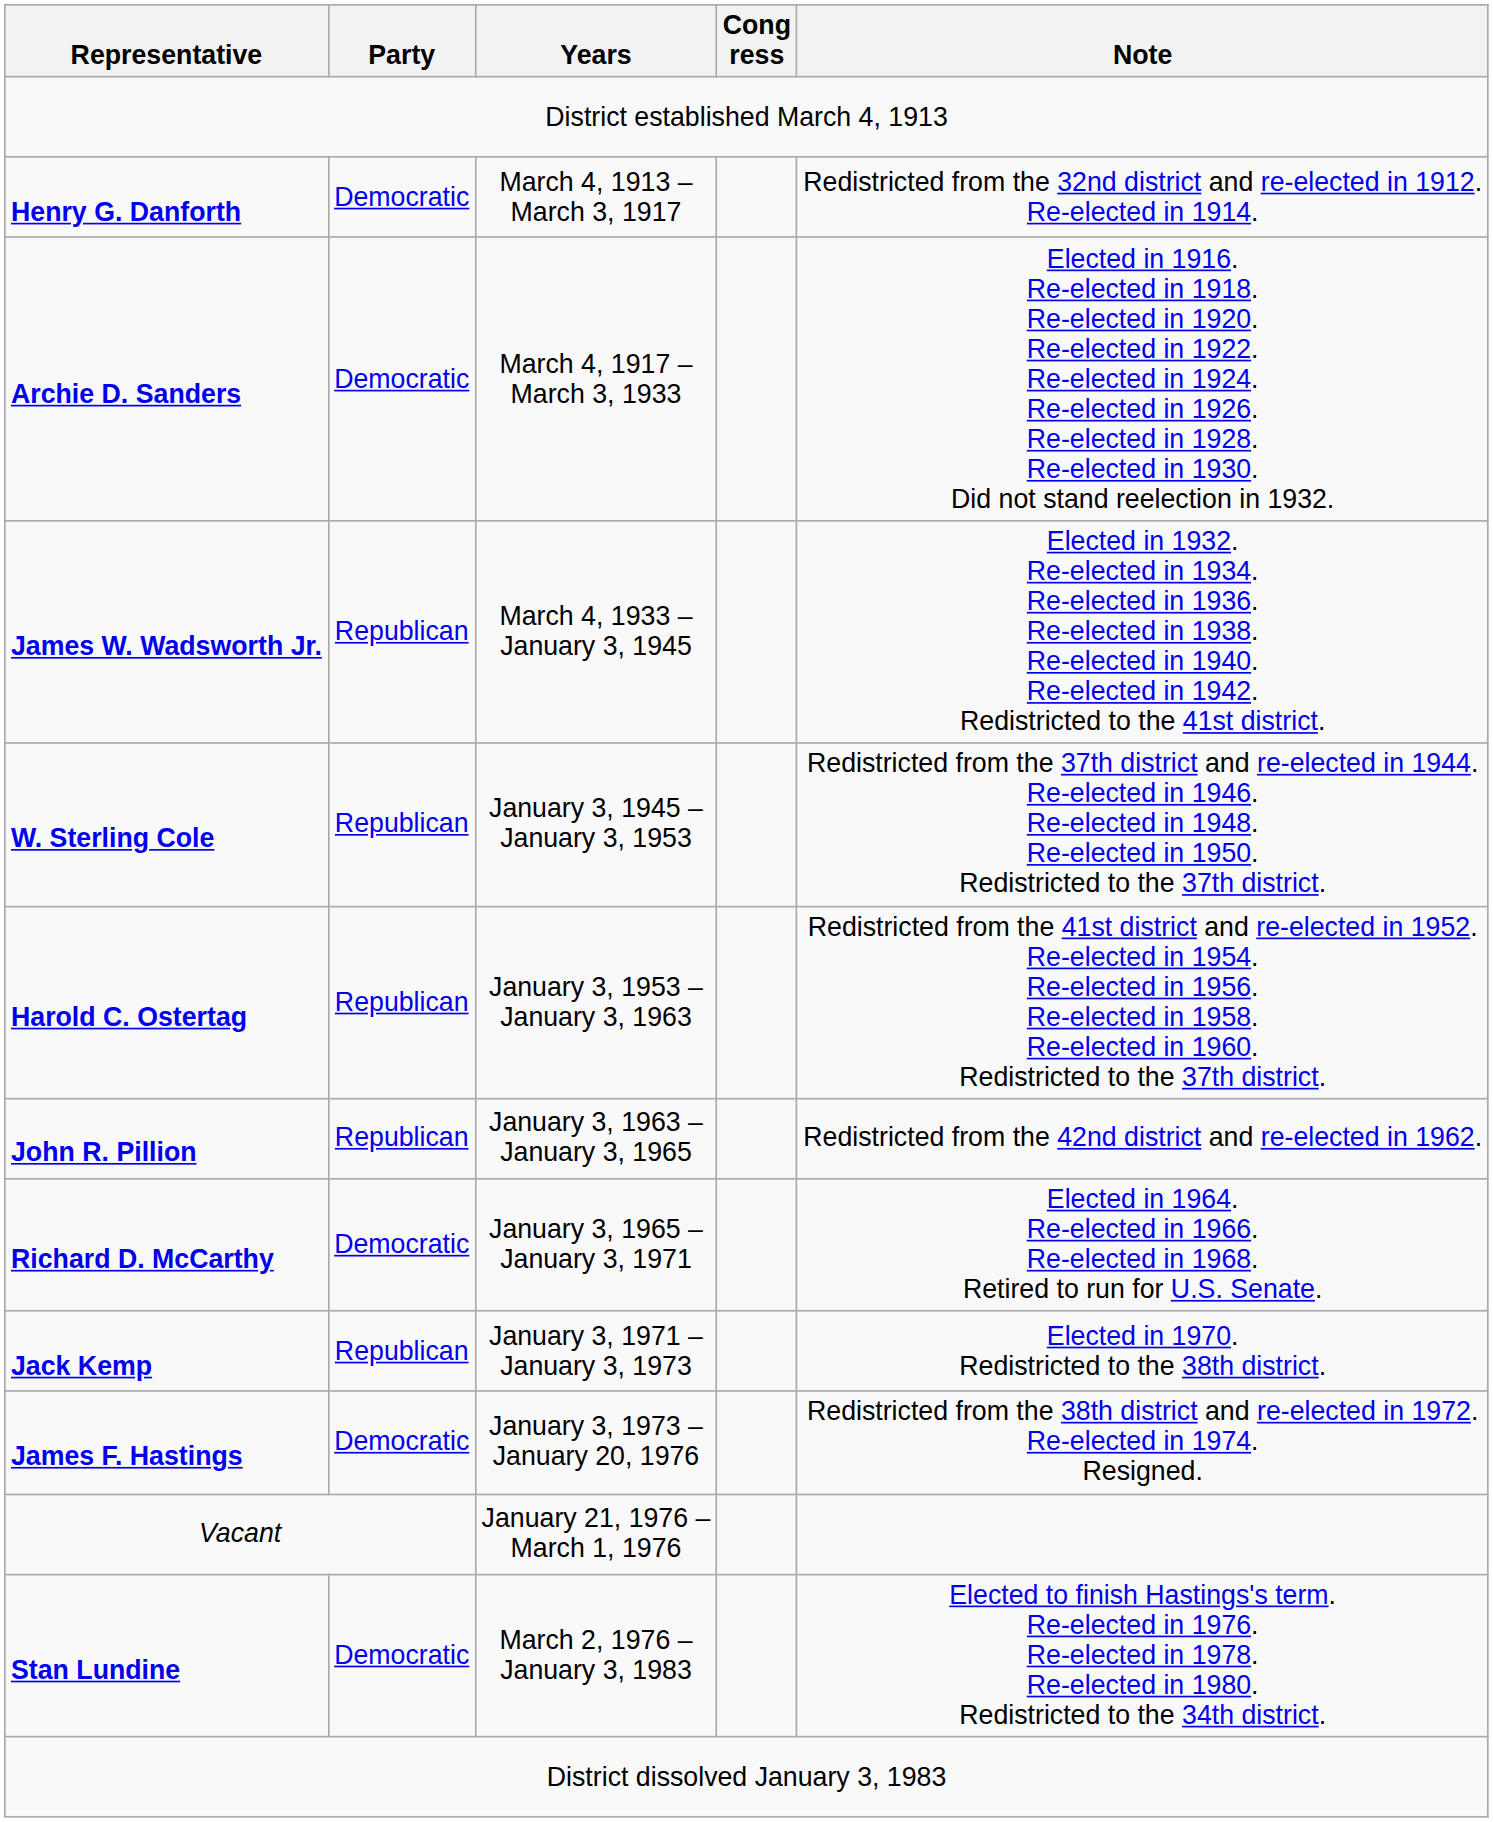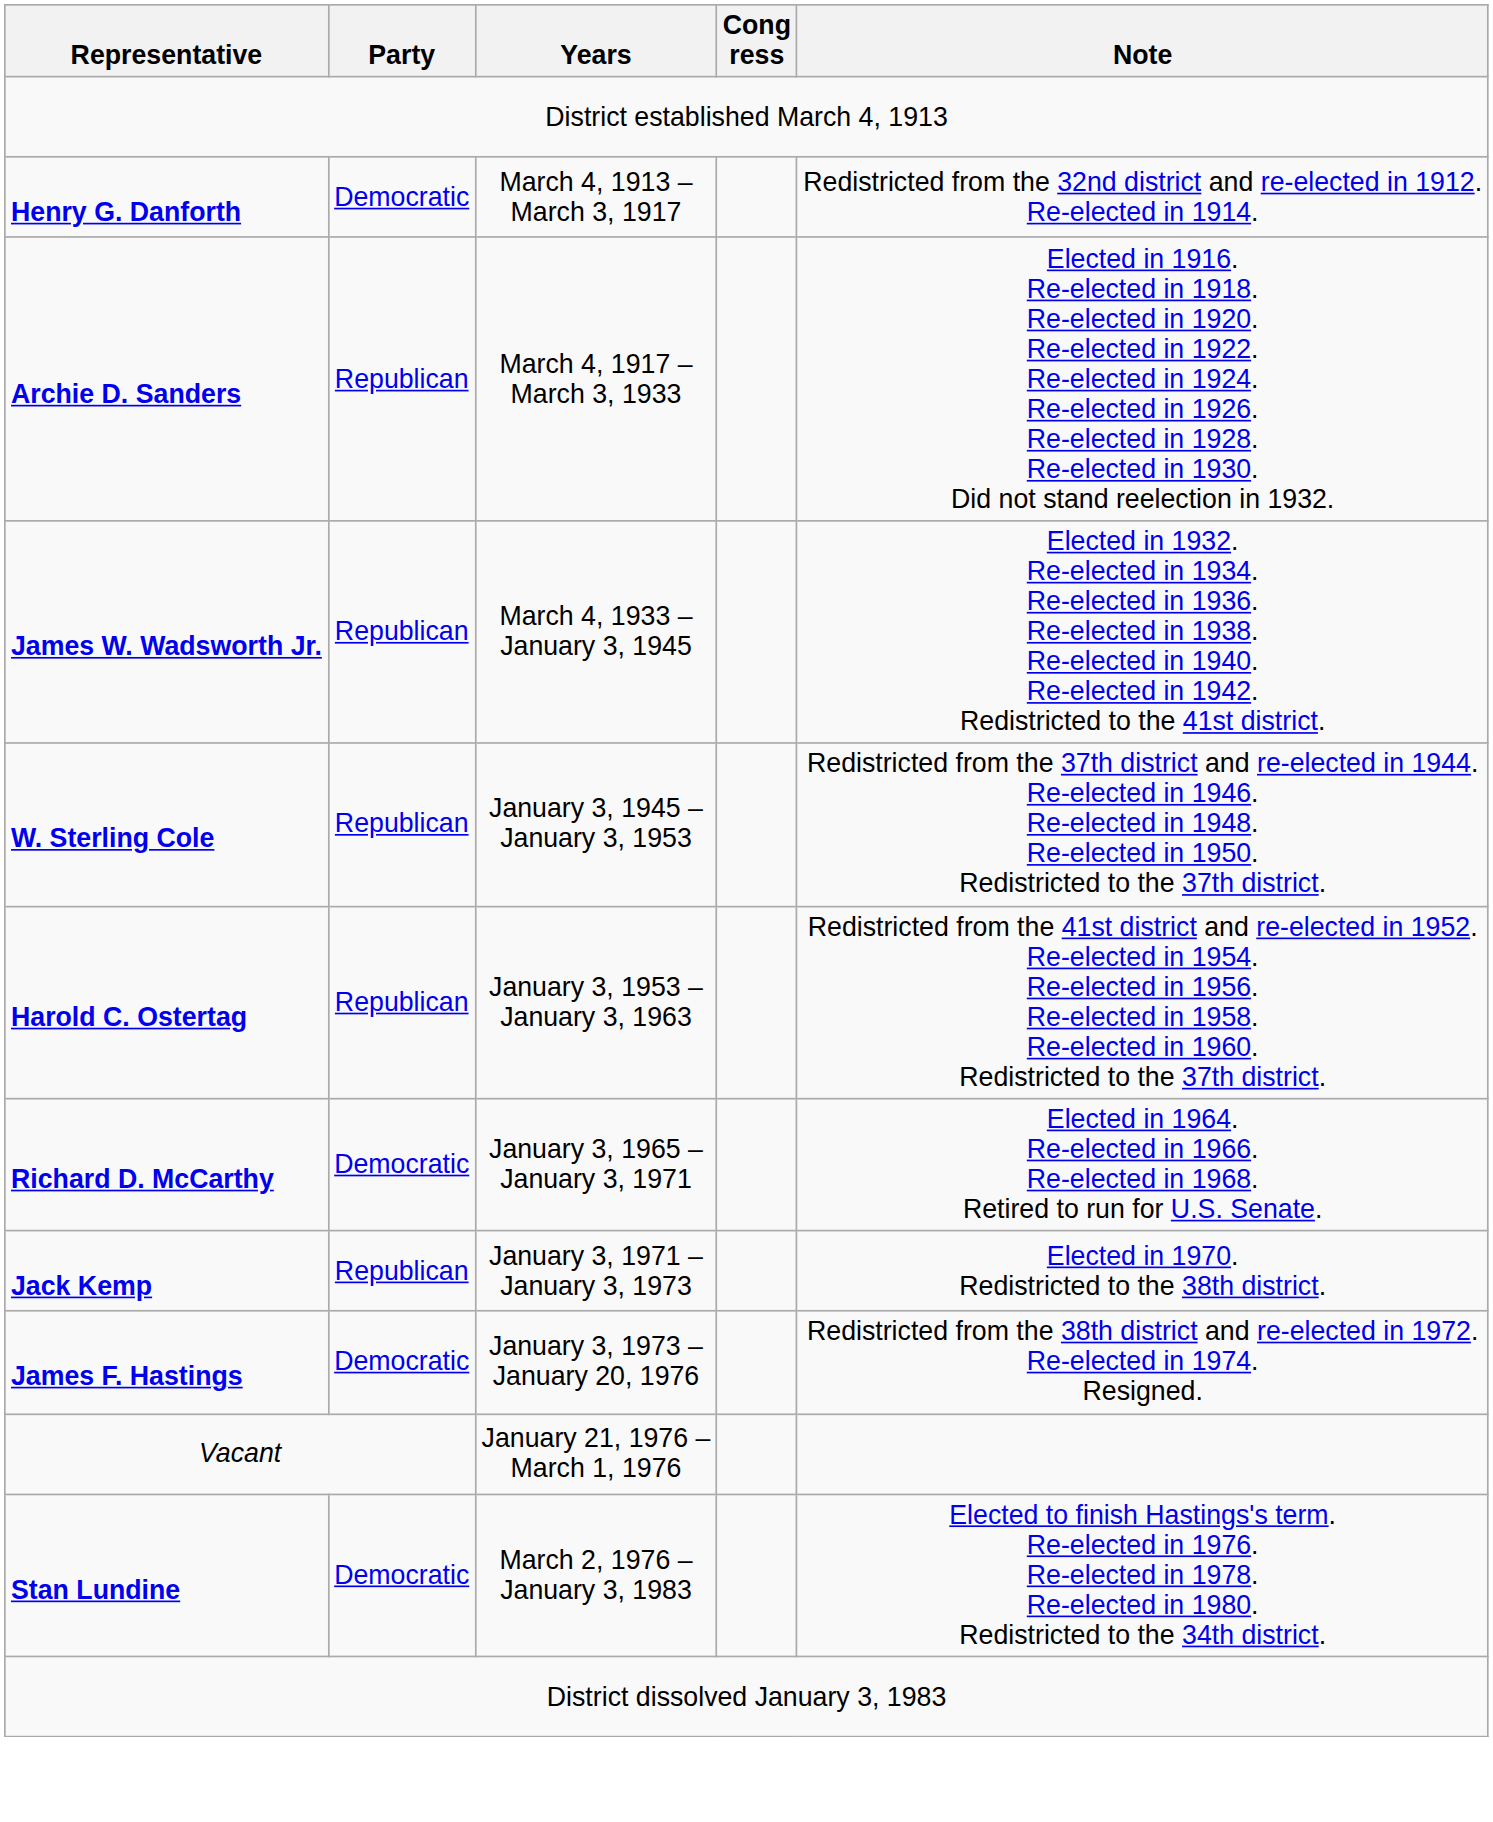(402, 378) Democratic -> (402, 378) Republican
- row: (104, 1153)
